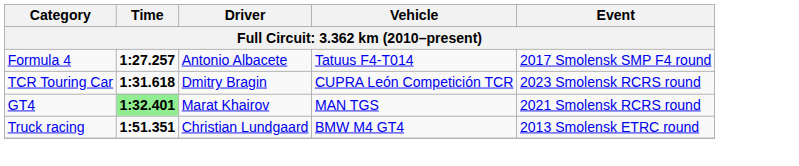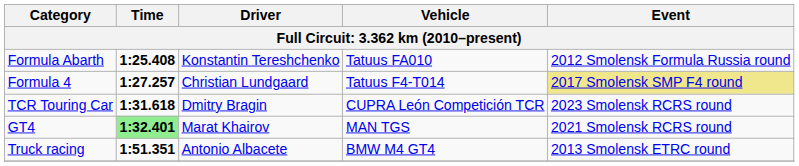+ row: (56, 60)
(234, 60) Antonio Albacete -> (245, 82) Christian Lundgaard
(616, 60) no background -> (647, 82) khaki background
(245, 127) Christian Lundgaard -> (234, 149) Antonio Albacete
